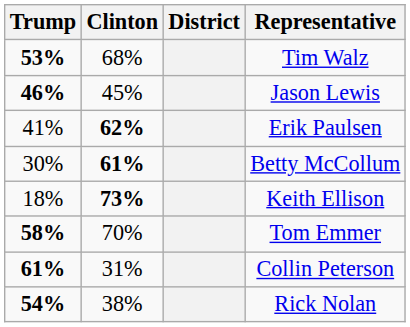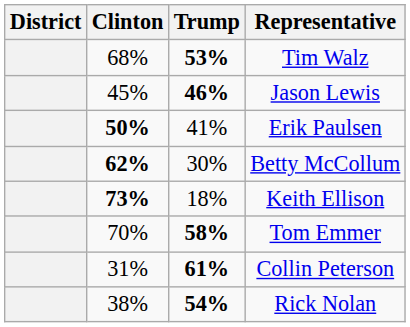columns swapped: (204, 22) <-> (43, 22)
(122, 127) 62% -> (128, 127) 50%
(122, 163) 61% -> (128, 163) 62%
